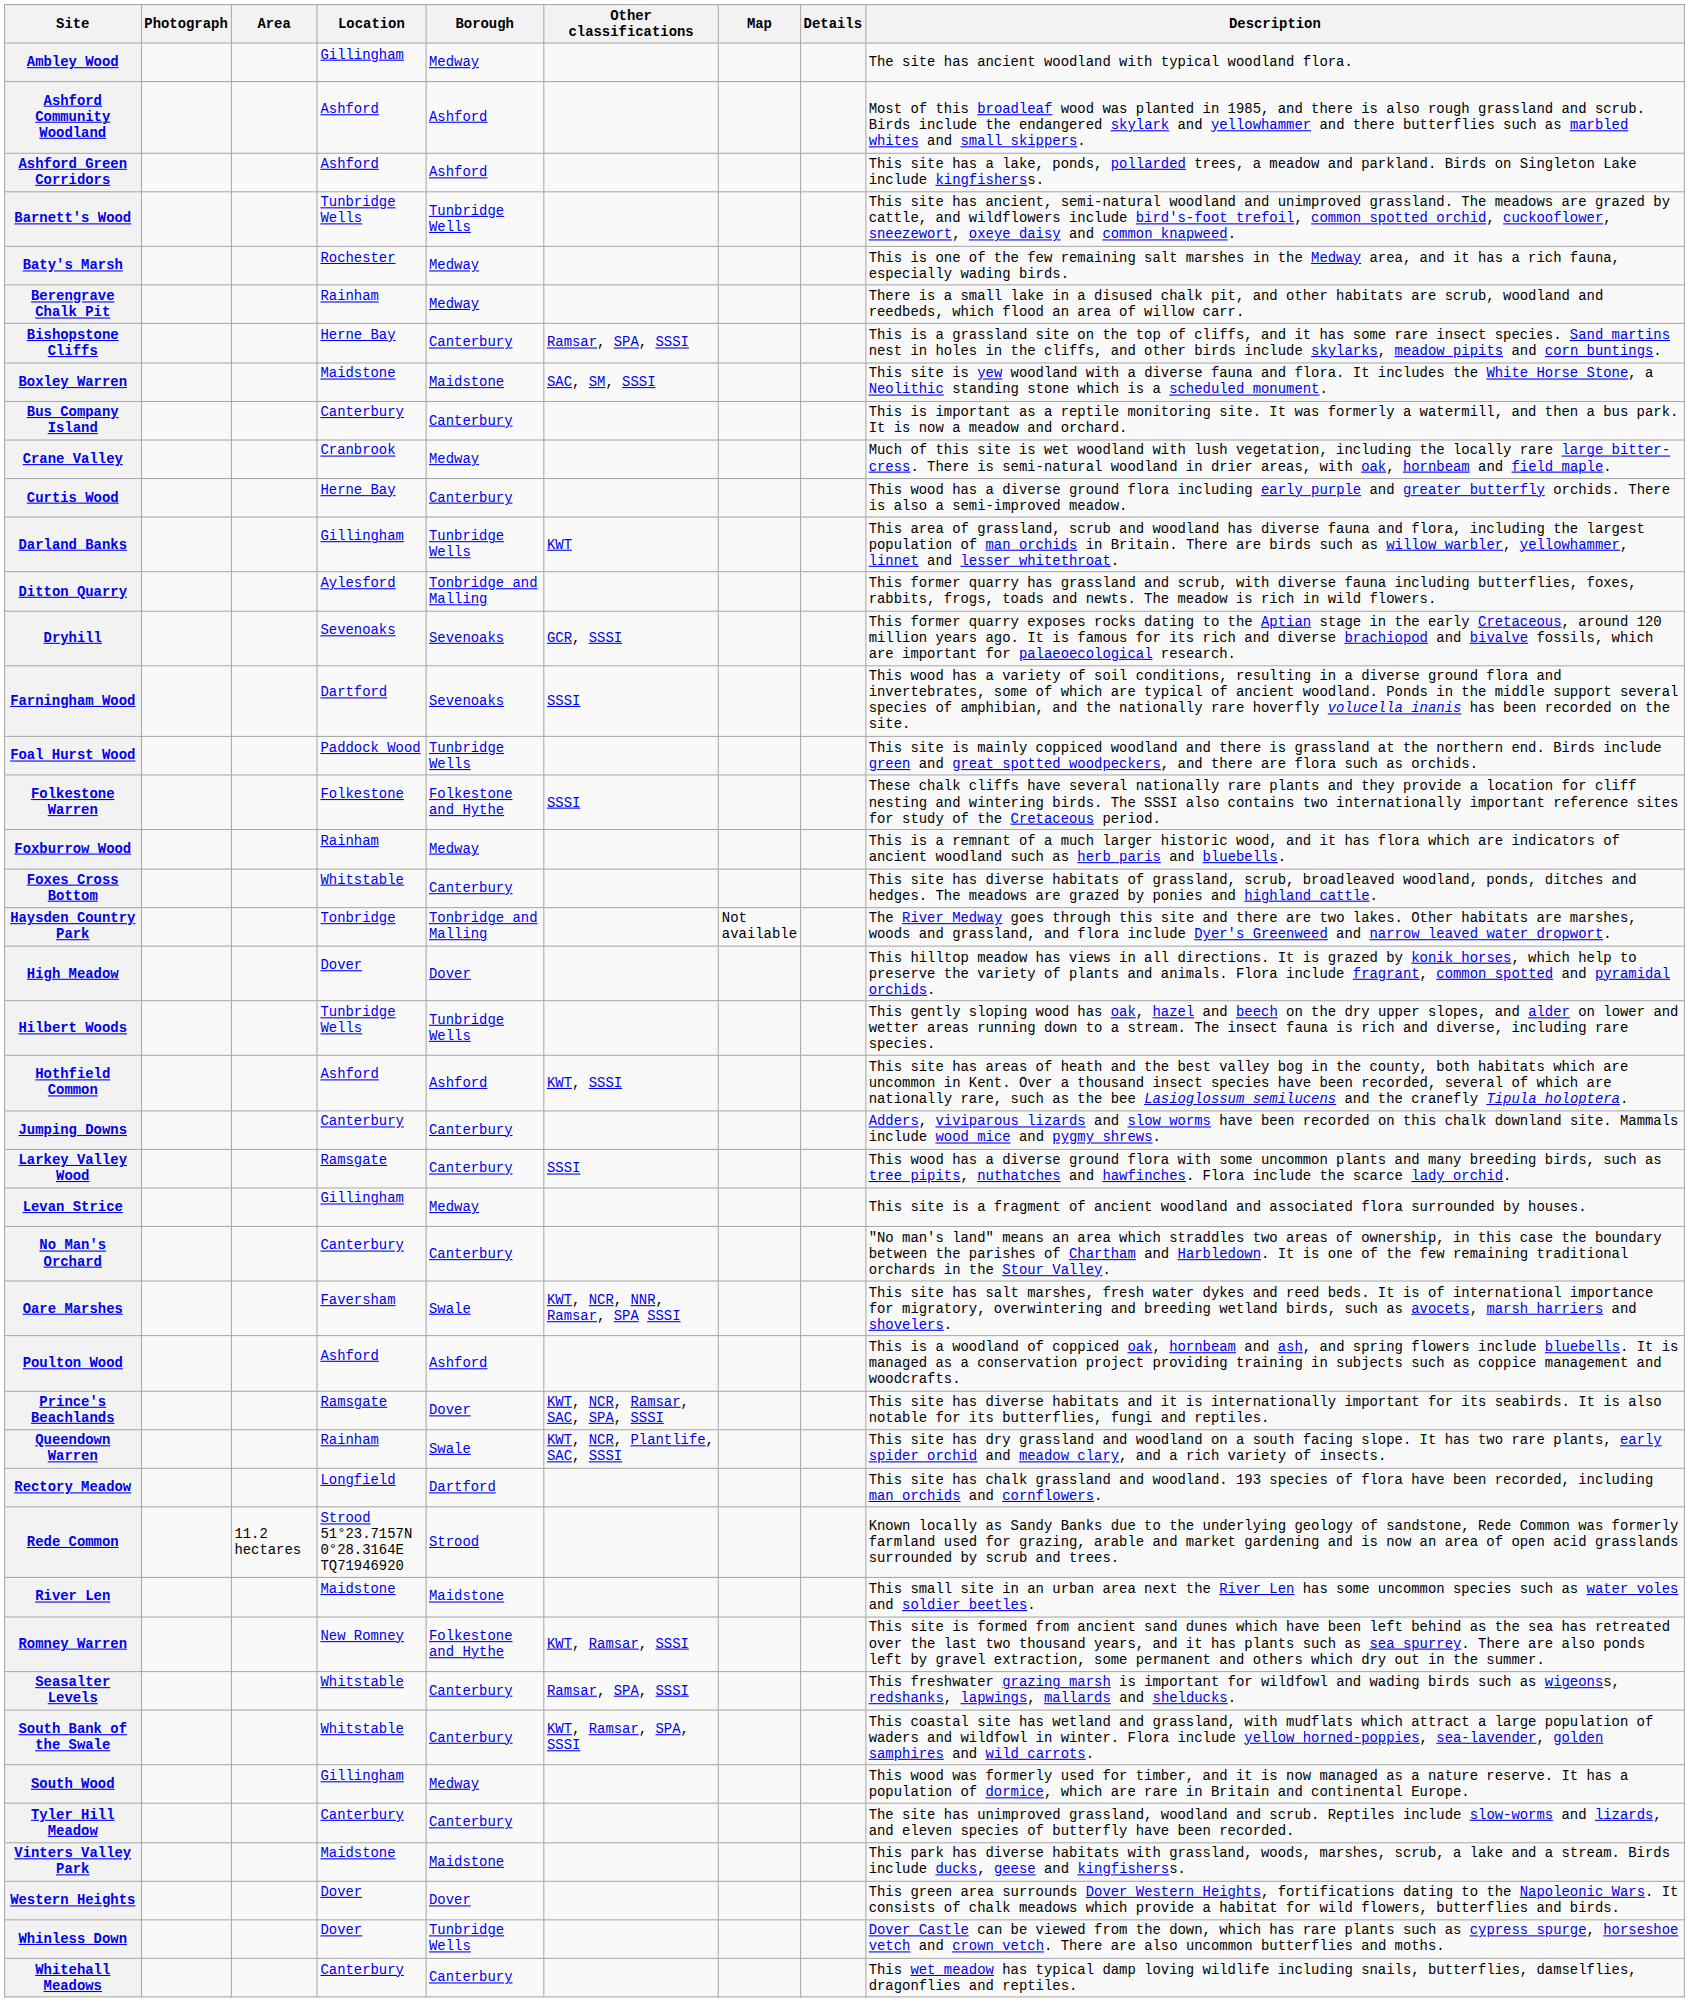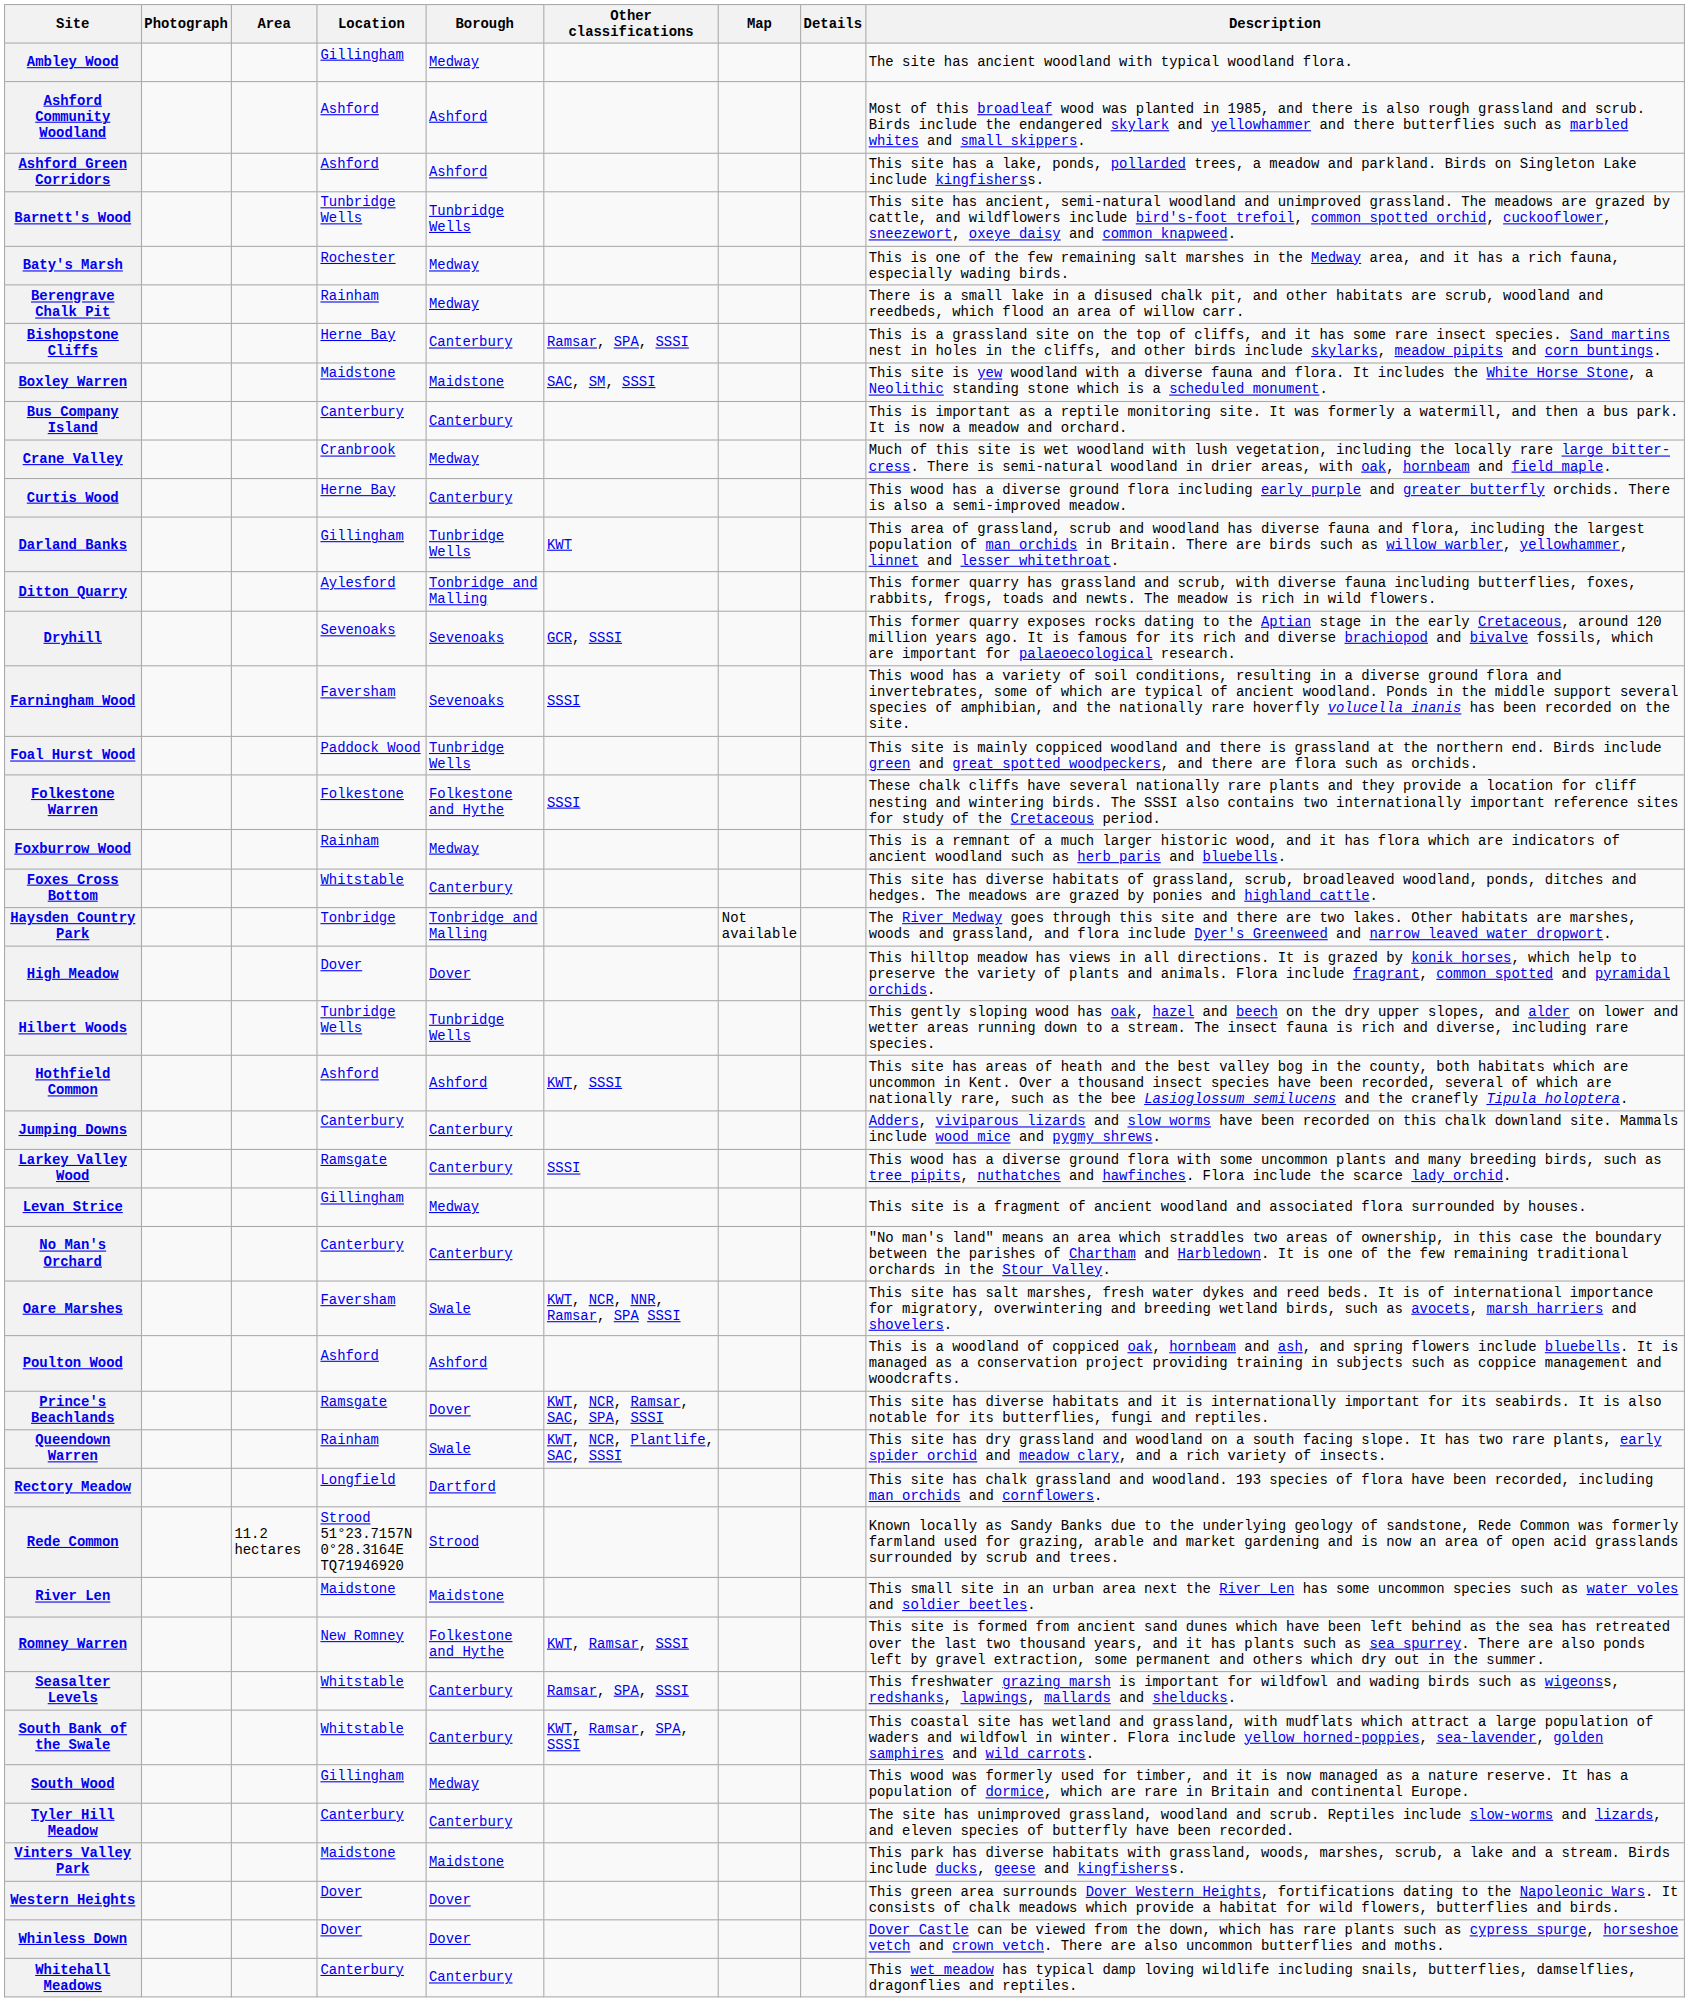(354, 693) Dartford -> (358, 693) Faversham
(467, 1939) Tunbridge Wells -> (450, 1939) Dover
